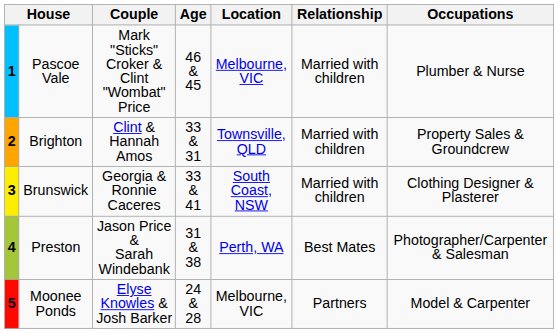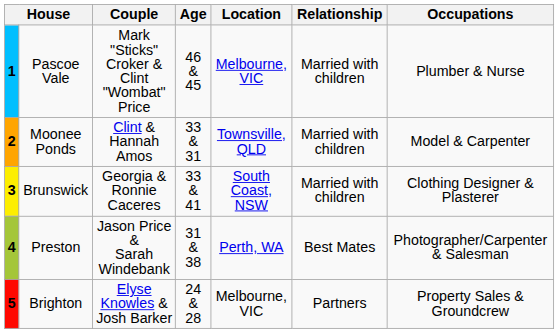(56, 141) Brighton -> (56, 141) Moonee Ponds
(470, 141) Property Sales & Groundcrew -> (470, 141) Model & Carpenter
(56, 304) Moonee Ponds -> (56, 304) Brighton
(470, 304) Model & Carpenter -> (470, 304) Property Sales & Groundcrew
